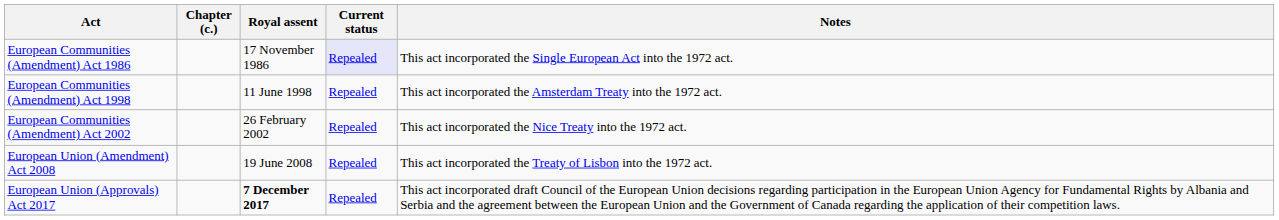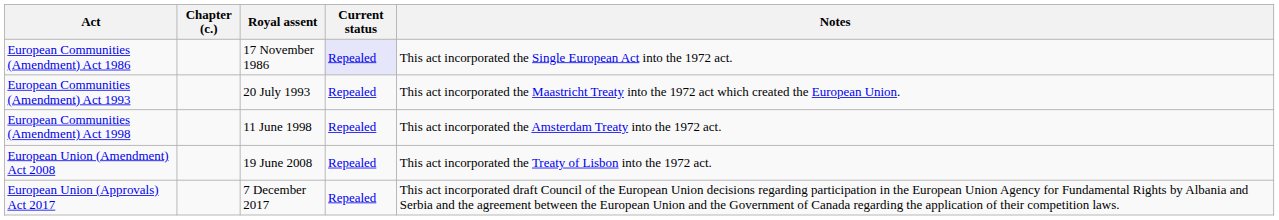+ row: (69, 92)
- row: (69, 127)
(276, 197) bold -> (275, 197) normal
